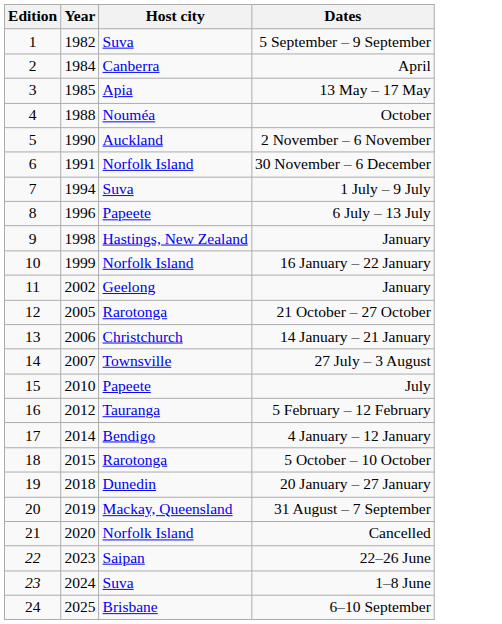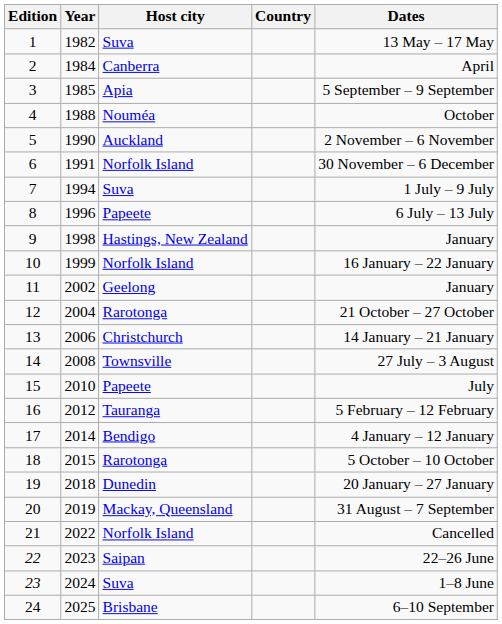+ column: (283, 16)
(345, 41) 5 September – 9 September -> (438, 41) 13 May – 17 May
(375, 90) 13 May – 17 May -> (408, 90) 5 September – 9 September
(80, 312) 2005 -> (80, 312) 2004
(80, 361) 2007 -> (80, 361) 2008
(80, 533) 2020 -> (80, 533) 2022
